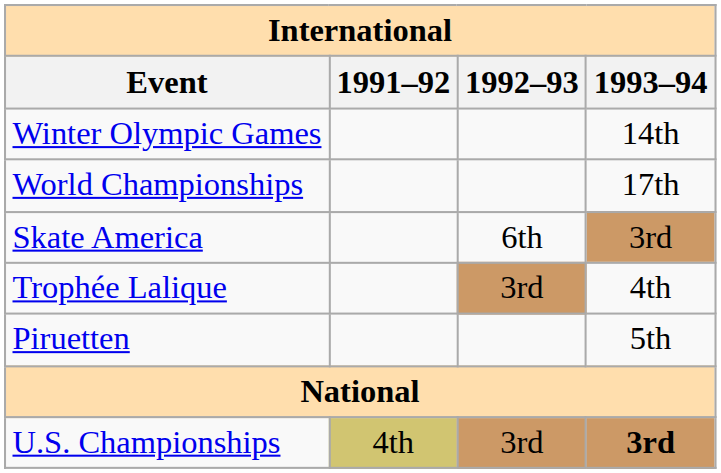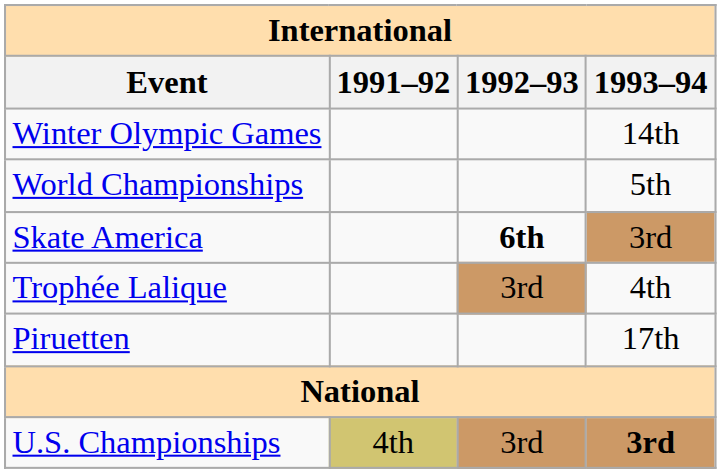(651, 184) 17th -> (651, 184) 5th
(522, 236) normal -> (522, 236) bold
(651, 339) 5th -> (651, 339) 17th
